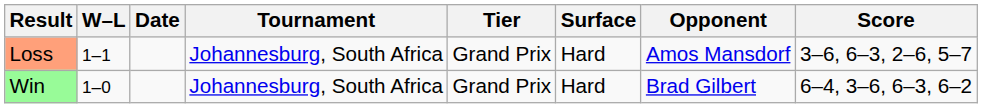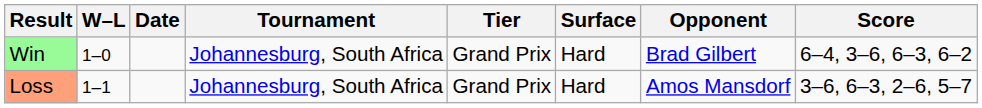rows swapped: (27, 86) <-> (31, 53)
